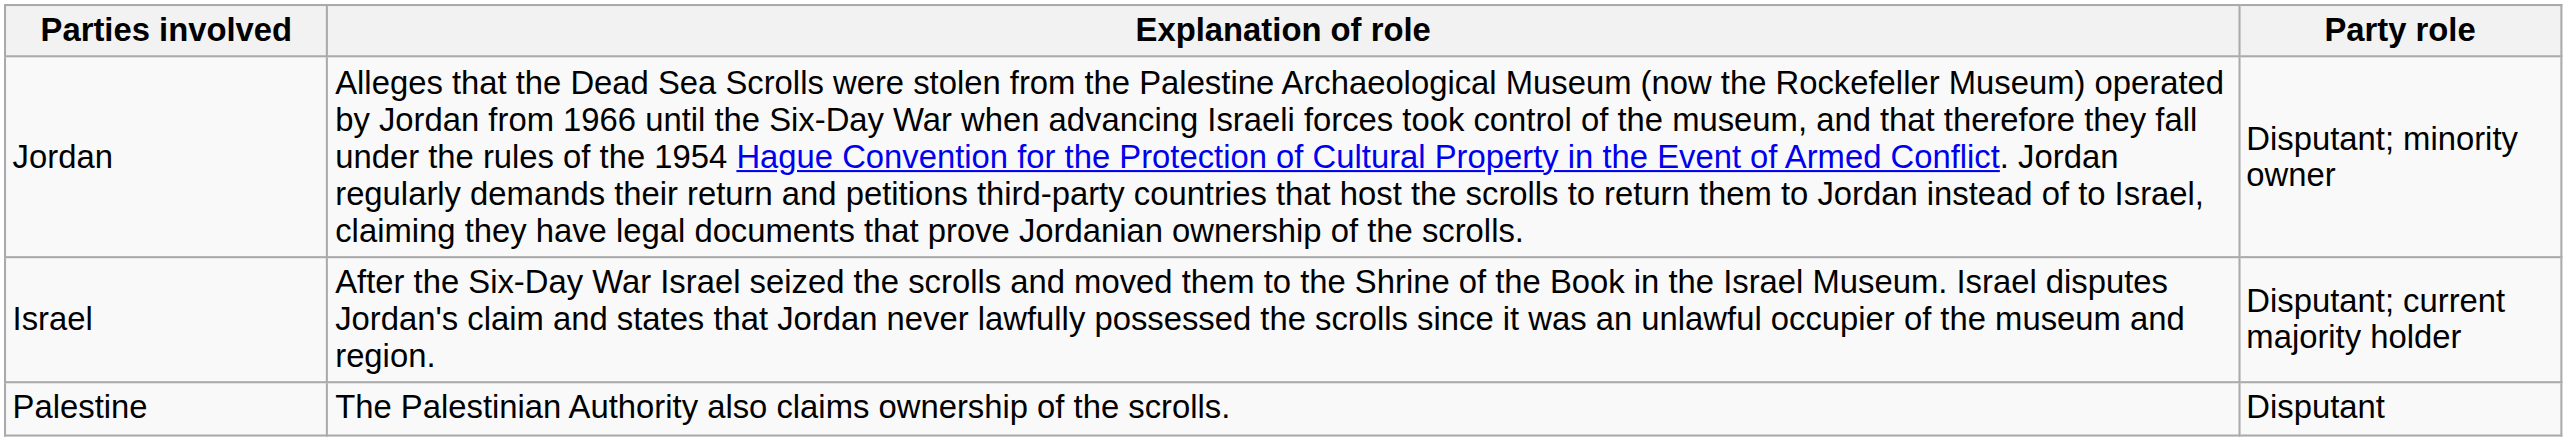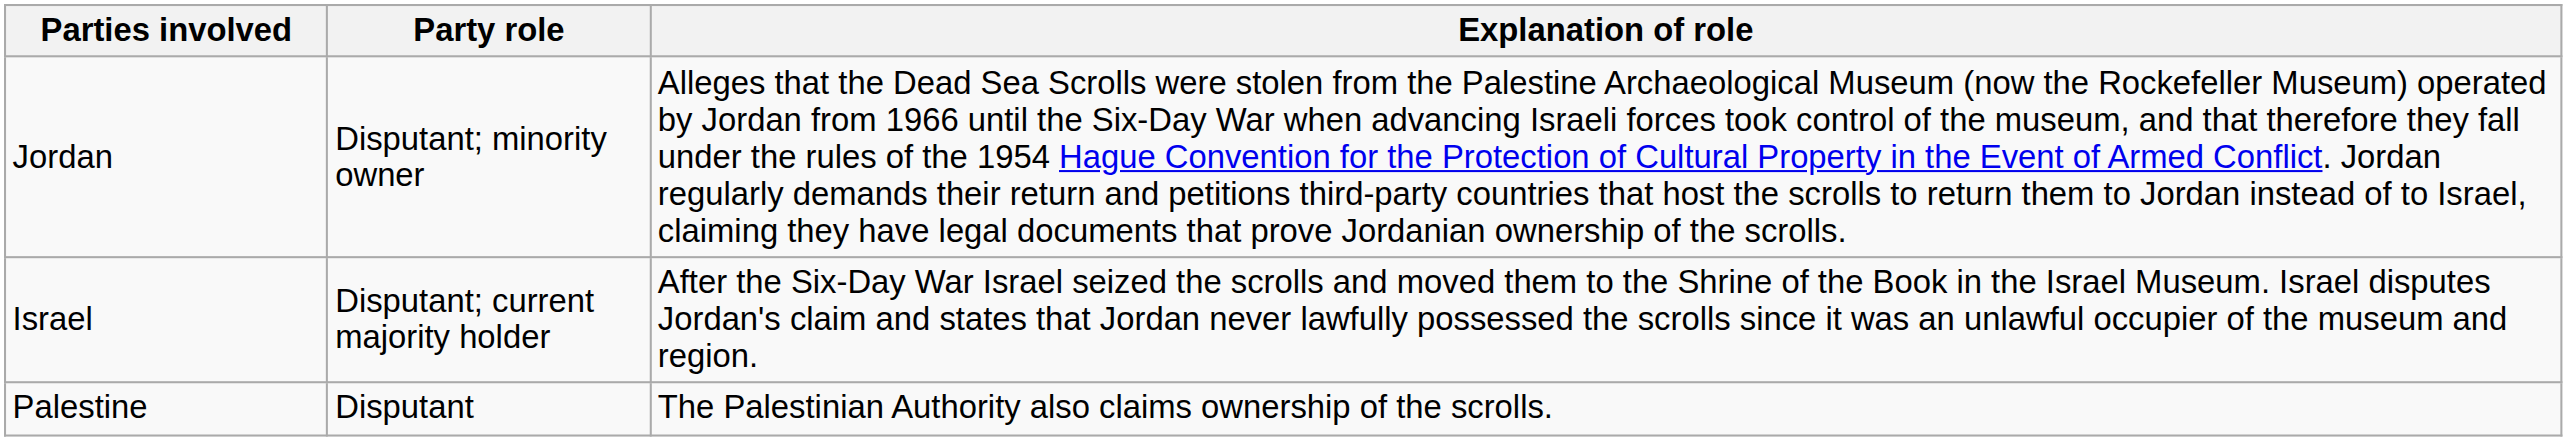columns swapped: (2400, 30) <-> (1283, 30)
